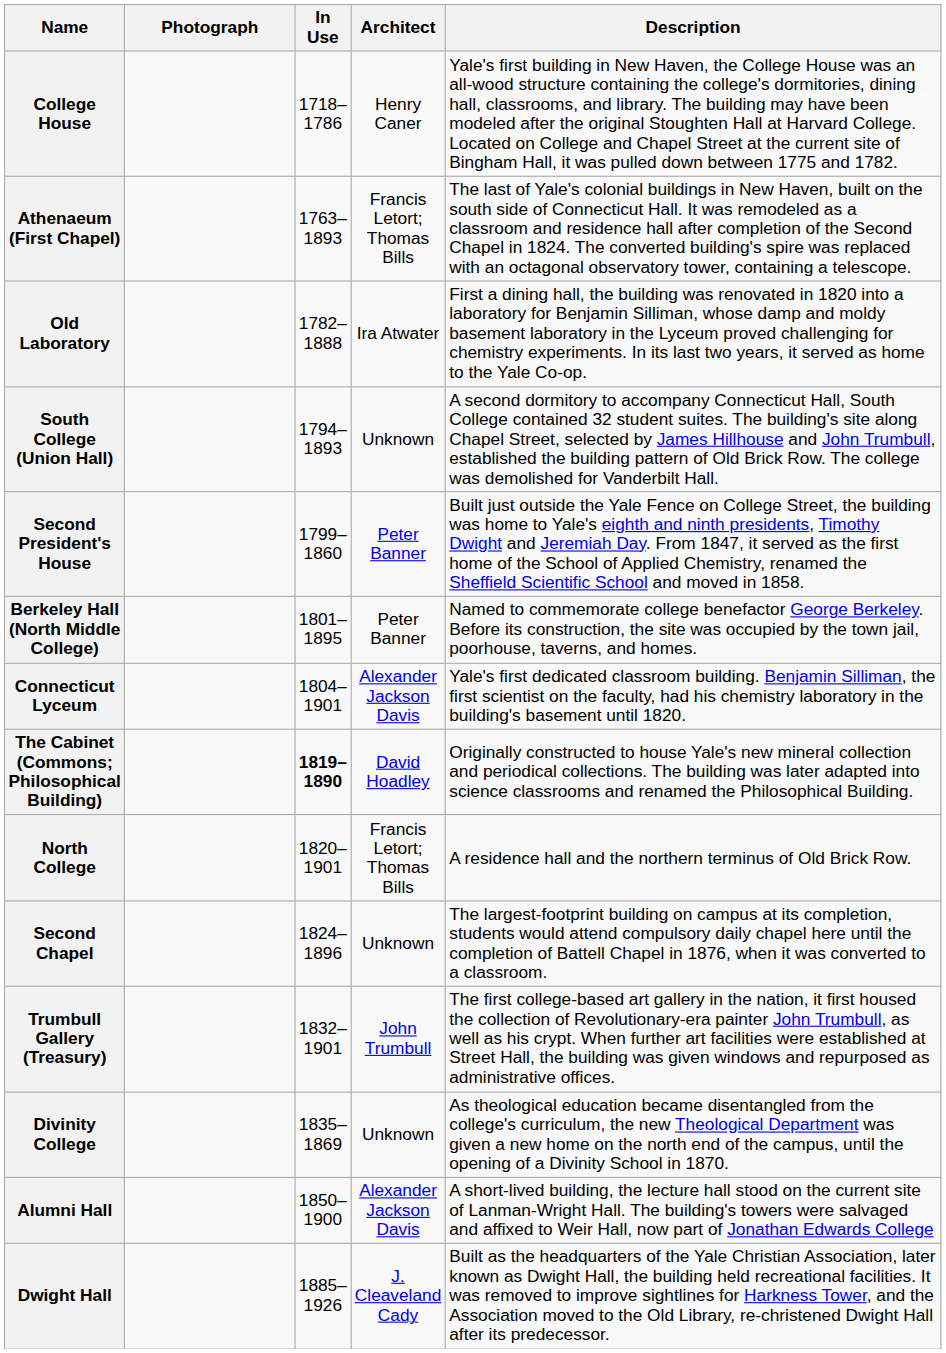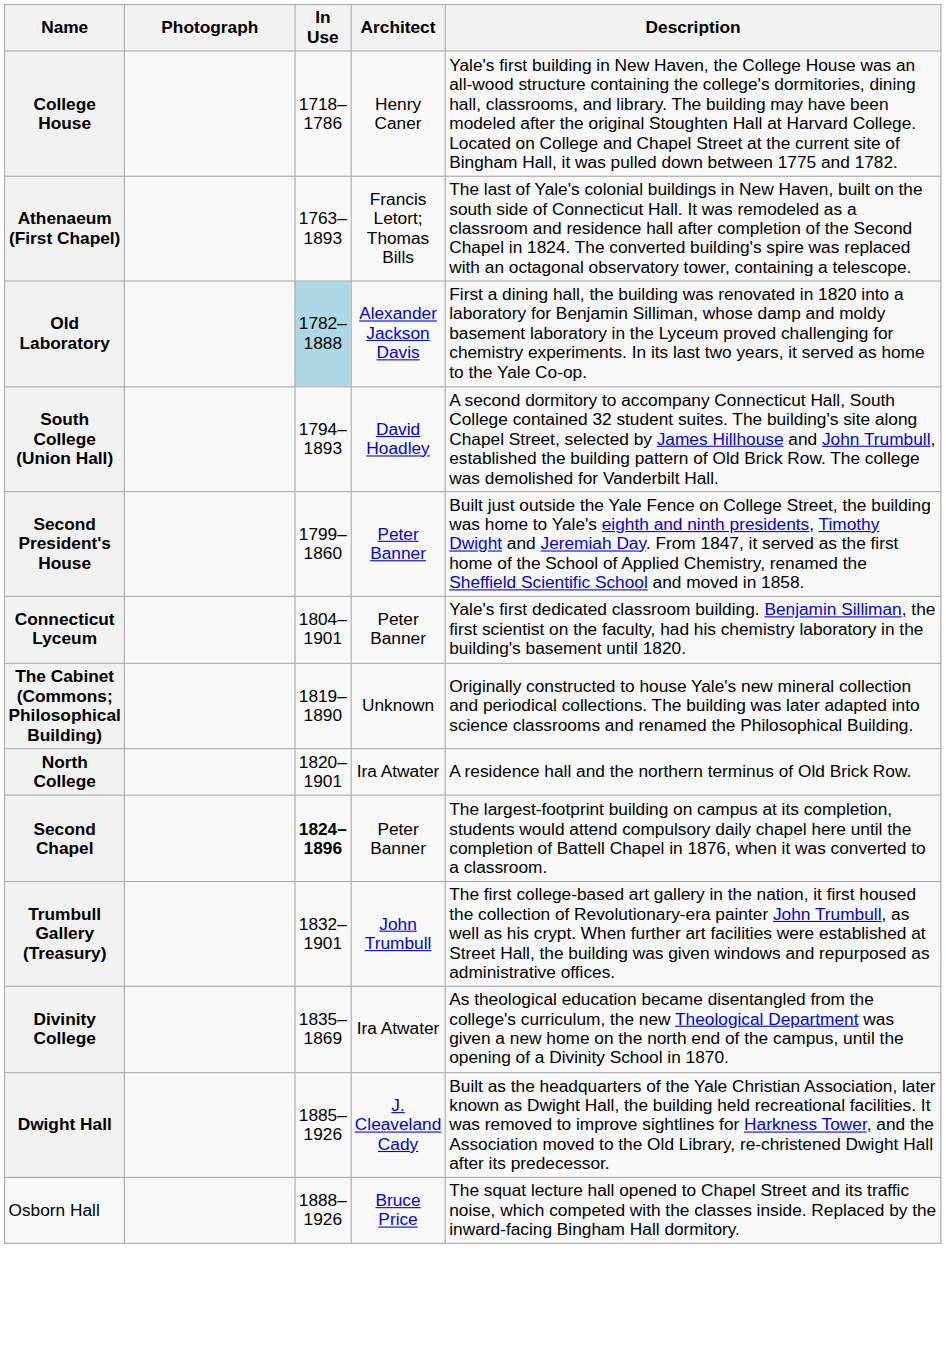(323, 333) no background -> (323, 333) lightblue background
(398, 333) Ira Atwater -> (398, 333) Alexander Jackson Davis
(398, 438) Unknown -> (398, 438) David Hoadley
- row: (65, 629)
(398, 696) Alexander Jackson Davis -> (398, 629) Peter Banner
(323, 772) bold -> (323, 705) normal
(398, 772) David Hoadley -> (398, 705) Unknown
(398, 857) Francis Letort; Thomas Bills -> (398, 772) Ira Atwater
(323, 943) normal -> (323, 838) bold
(398, 943) Unknown -> (398, 838) Peter Banner
(398, 1134) Unknown -> (398, 1029) Ira Atwater
- row: (65, 1210)
+ row: (54, 1210)
